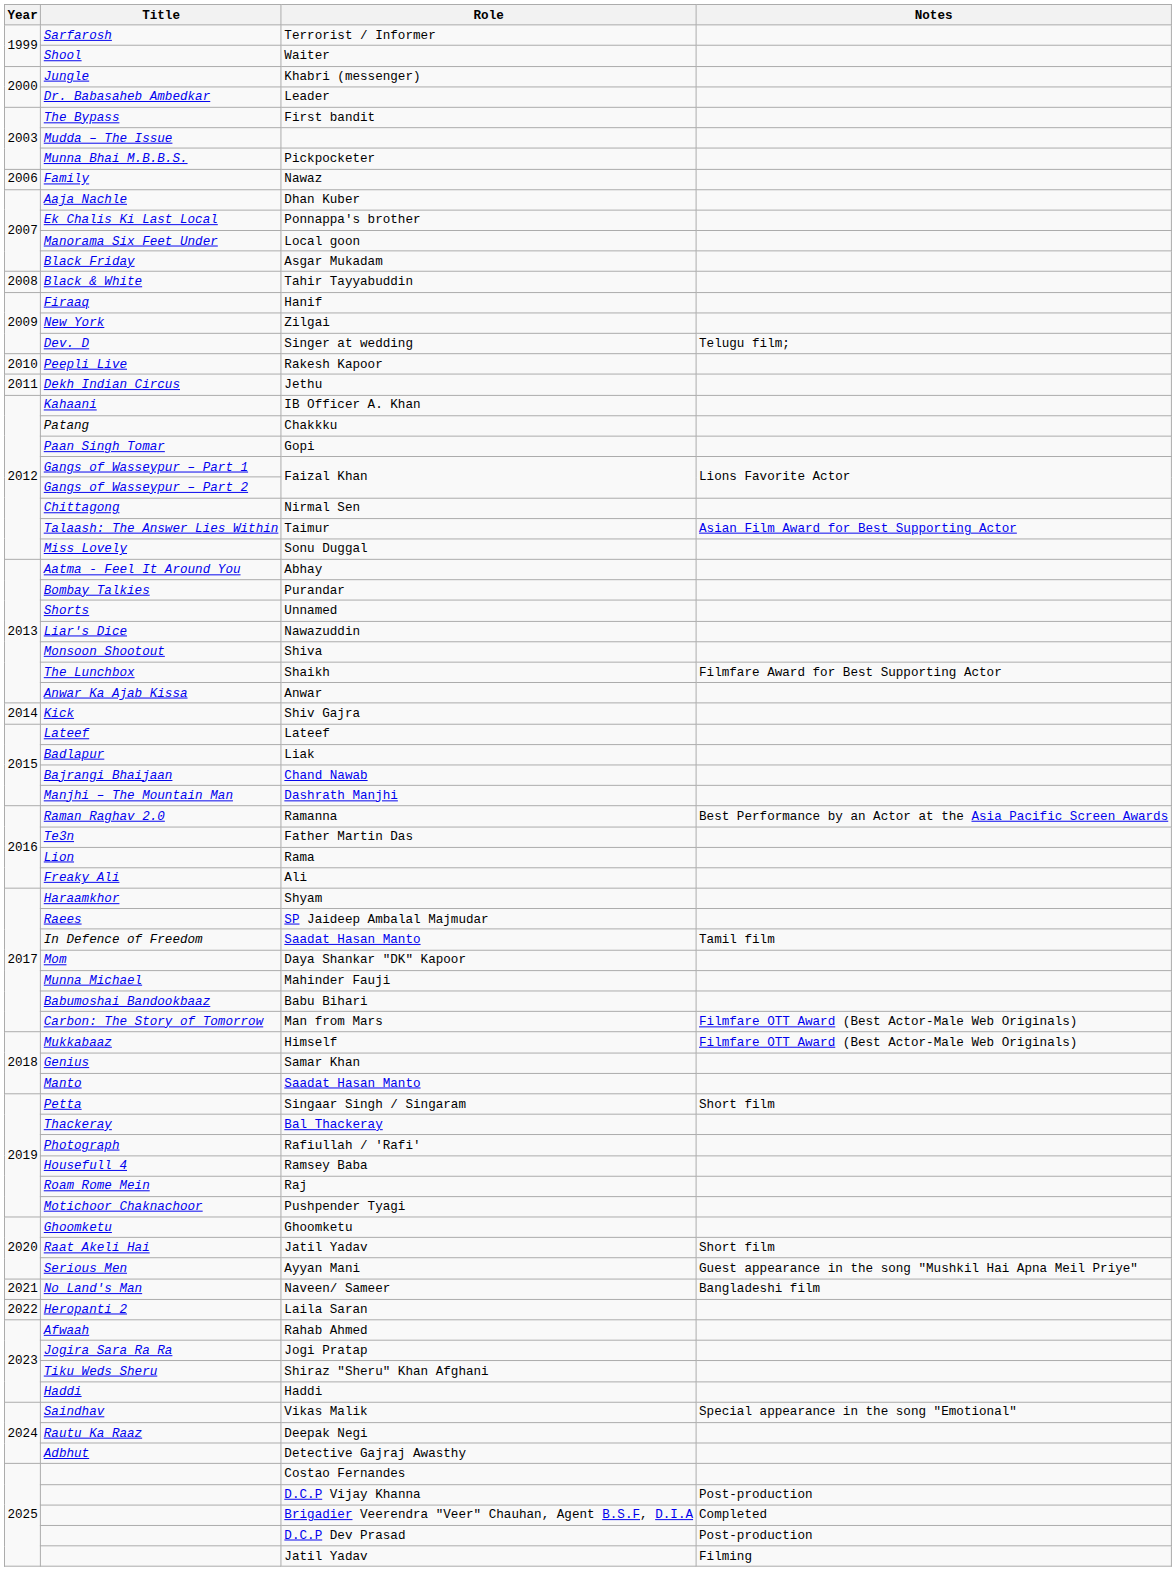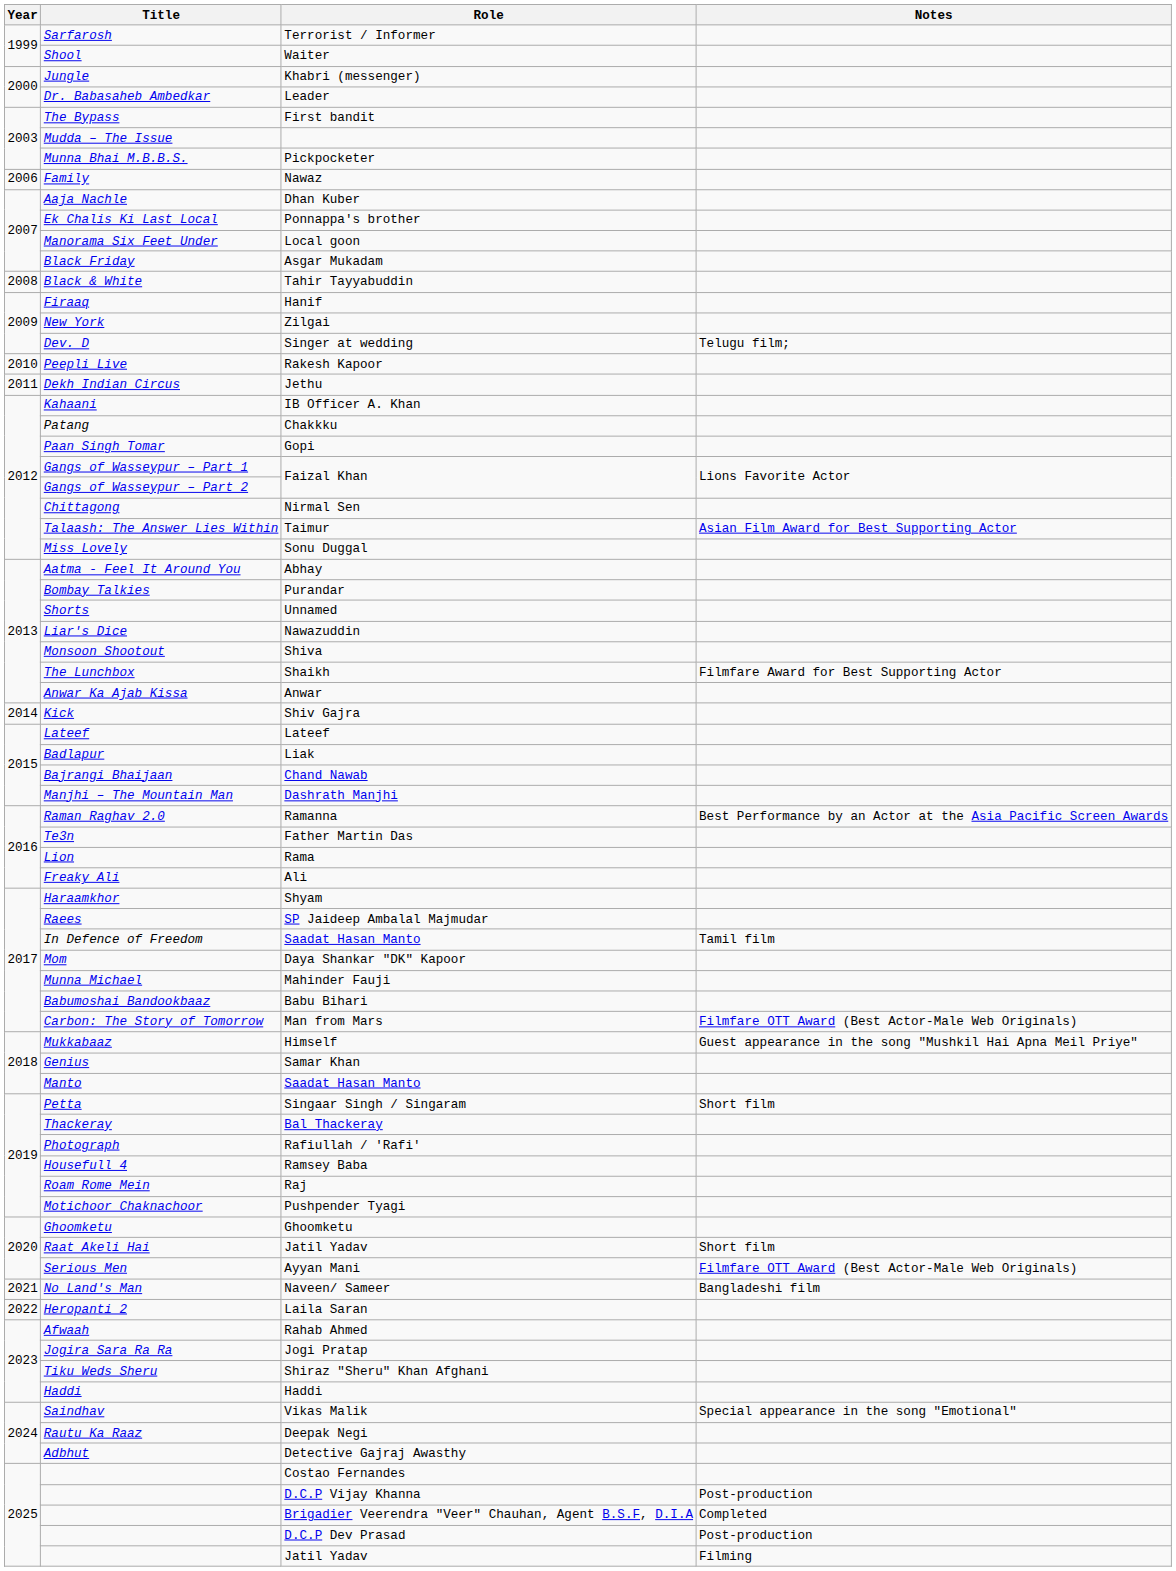(888, 1042) Filmfare OTT Award (Best Actor-Male Web Originals) -> (918, 1042) Guest appearance in the song "Mushkil Hai Apna Meil Priye"
(918, 1268) Guest appearance in the song "Mushkil Hai Apna Meil Priye" -> (888, 1268) Filmfare OTT Award (Best Actor-Male Web Originals)
